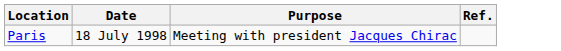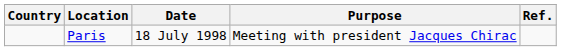+ column: (34, 15)
